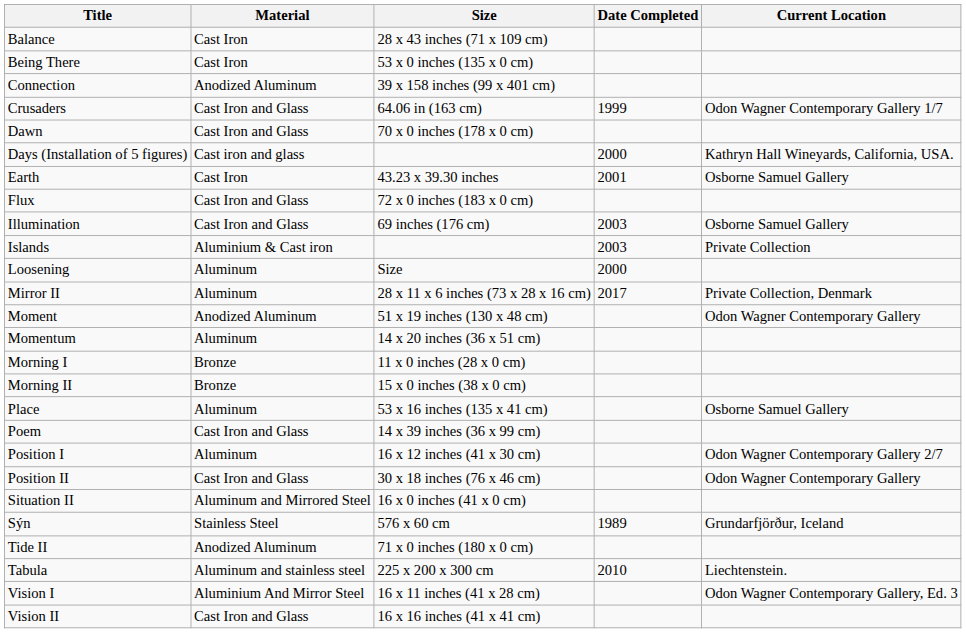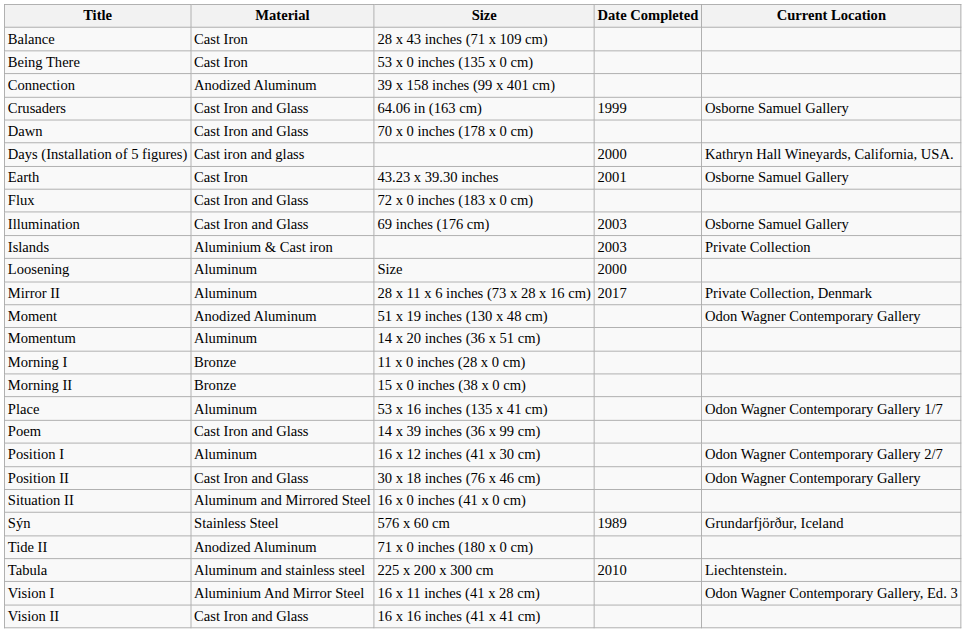(824, 108) Odon Wagner Contemporary Gallery 1/7 -> (777, 108) Osborne Samuel Gallery
(777, 408) Osborne Samuel Gallery -> (824, 408) Odon Wagner Contemporary Gallery 1/7
